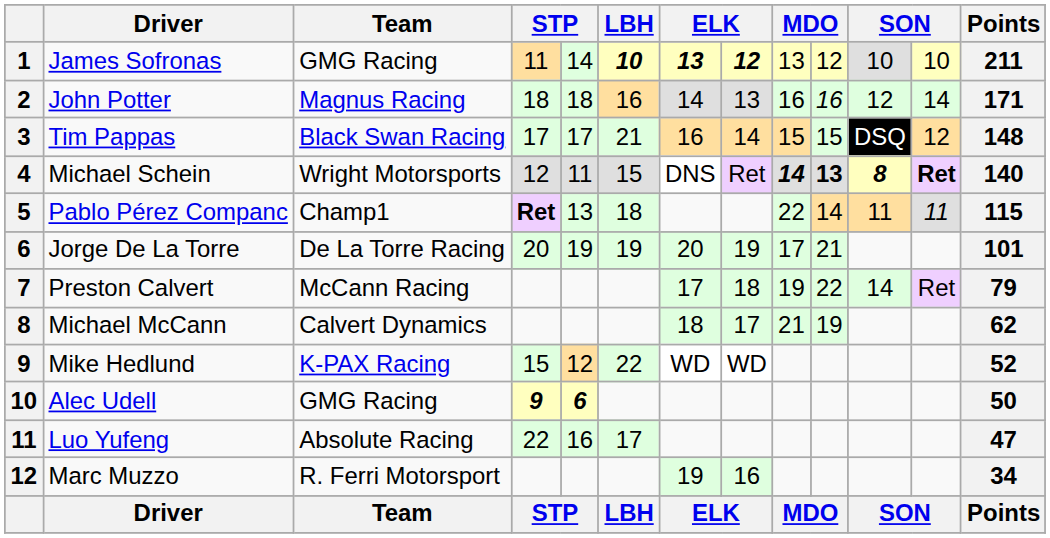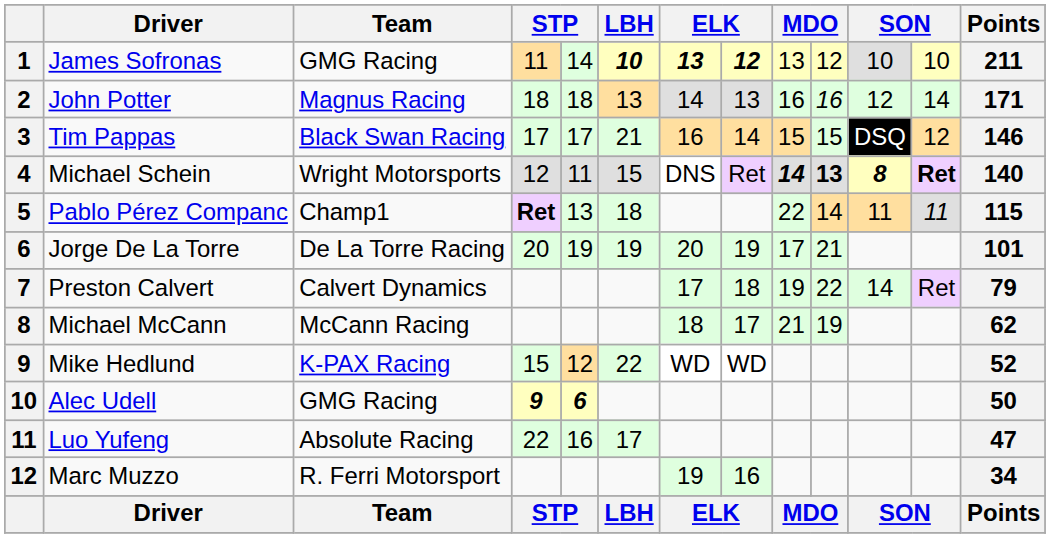(629, 99) 16 -> (629, 99) 13
(1004, 137) 148 -> (1004, 137) 146
(384, 287) McCann Racing -> (393, 287) Calvert Dynamics
(393, 325) Calvert Dynamics -> (384, 325) McCann Racing
